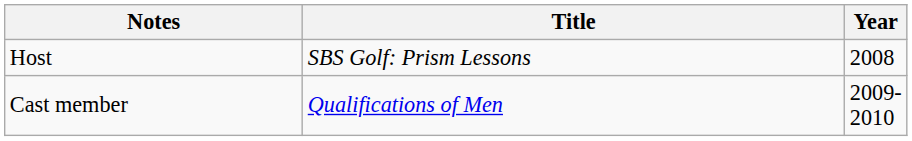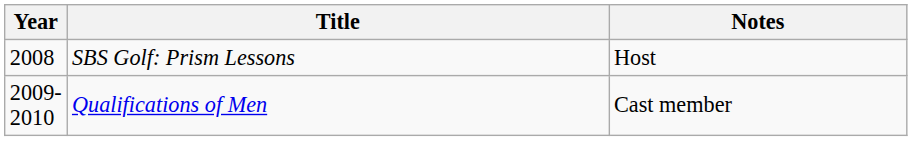columns swapped: (876, 22) <-> (154, 22)
